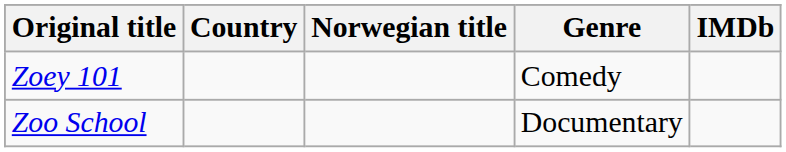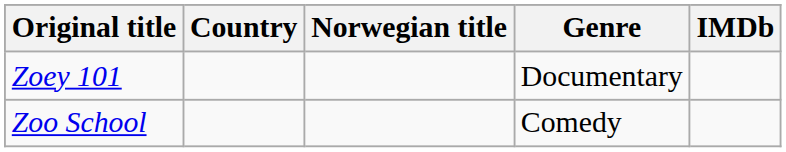(571, 75) Comedy -> (602, 75) Documentary
(602, 122) Documentary -> (571, 122) Comedy
